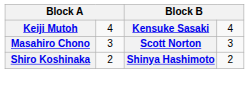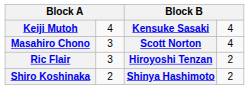(230, 44) 3 -> (230, 44) 4
+ row: (50, 60)
